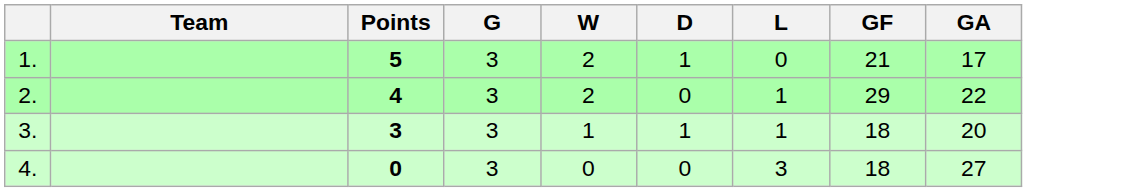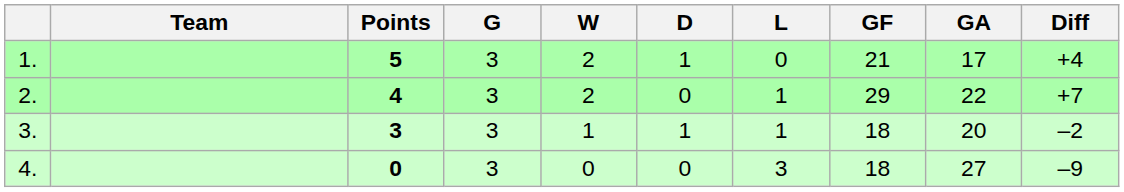+ column: (1070, 22)
